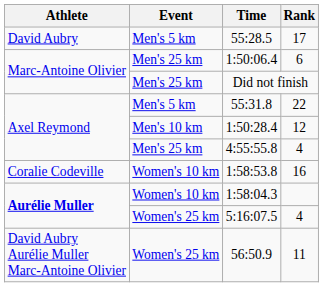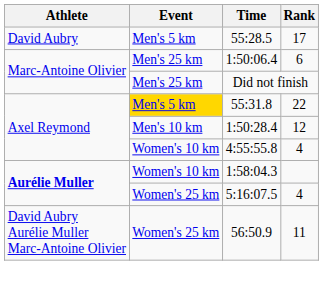(164, 105) no background -> (164, 105) gold background
(167, 150) Men's 25 km -> (176, 150) Women's 10 km
- row: (251, 172)
